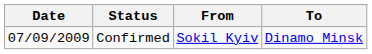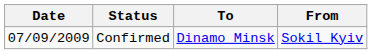columns swapped: (217, 16) <-> (314, 16)
